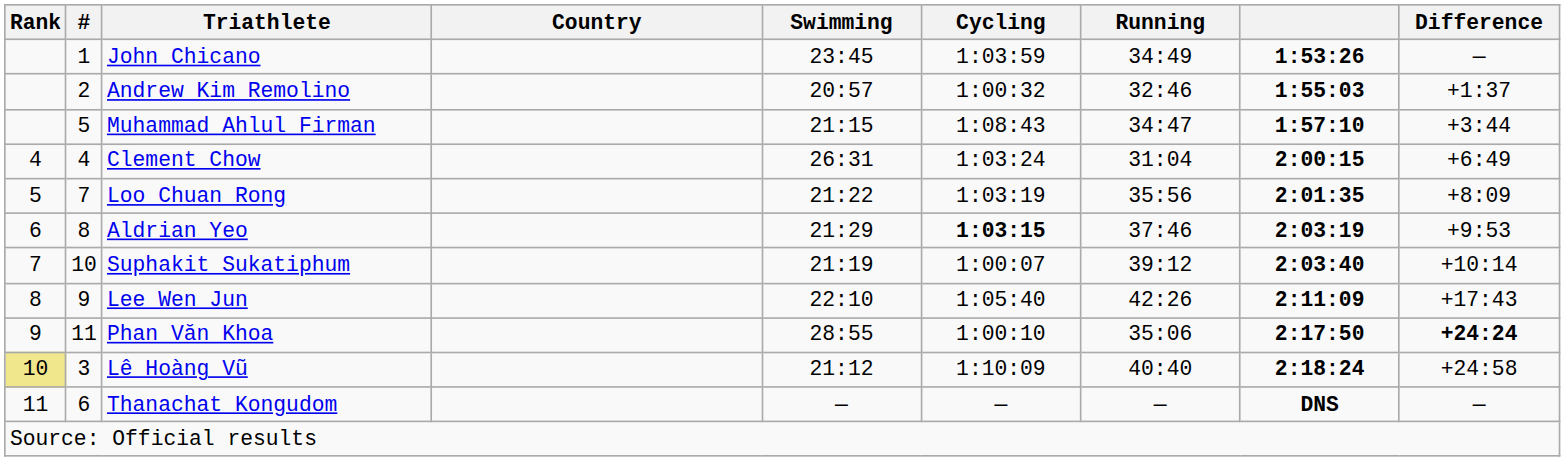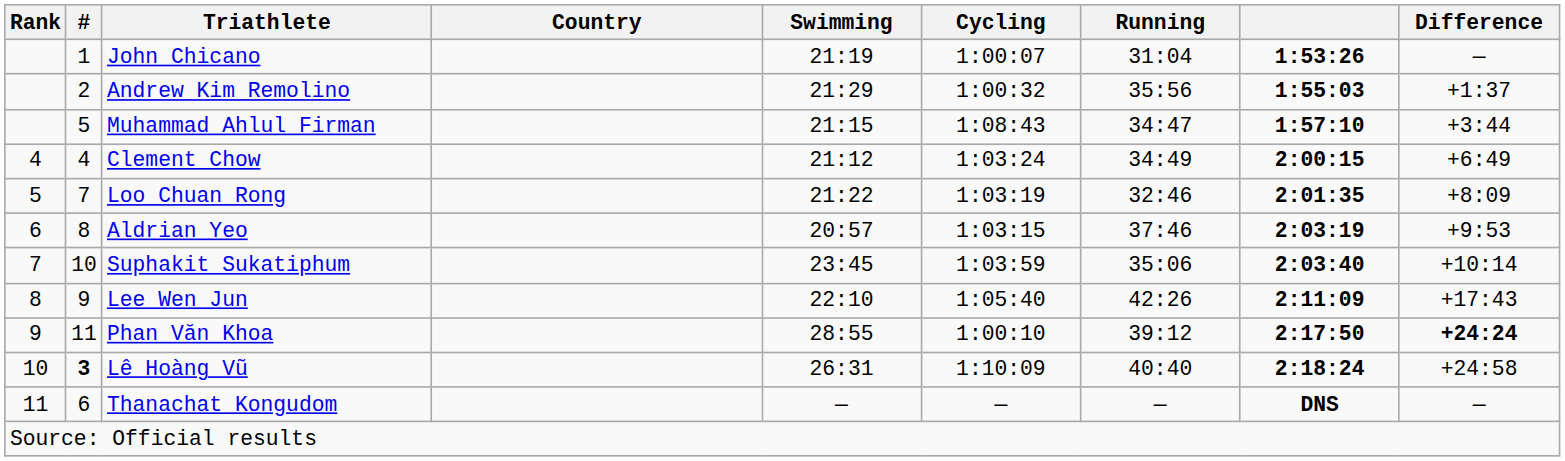(841, 57) 23:45 -> (841, 57) 21:19
(1001, 57) 1:03:59 -> (1001, 57) 1:00:07
(1160, 57) 34:49 -> (1160, 57) 31:04
(841, 92) 20:57 -> (841, 92) 21:29
(1160, 92) 32:46 -> (1160, 92) 35:56
(841, 161) 26:31 -> (841, 161) 21:12
(1160, 161) 31:04 -> (1160, 161) 34:49
(1160, 196) 35:56 -> (1160, 196) 32:46
(841, 231) 21:29 -> (841, 231) 20:57
(1001, 231) bold -> (1001, 231) normal
(841, 265) 21:19 -> (841, 265) 23:45
(1001, 265) 1:00:07 -> (1001, 265) 1:03:59
(1160, 265) 39:12 -> (1160, 265) 35:06
(1160, 335) 35:06 -> (1160, 335) 39:12
(35, 370) khaki background -> (35, 370) no background
(84, 370) normal -> (84, 370) bold
(841, 370) 21:12 -> (841, 370) 26:31
